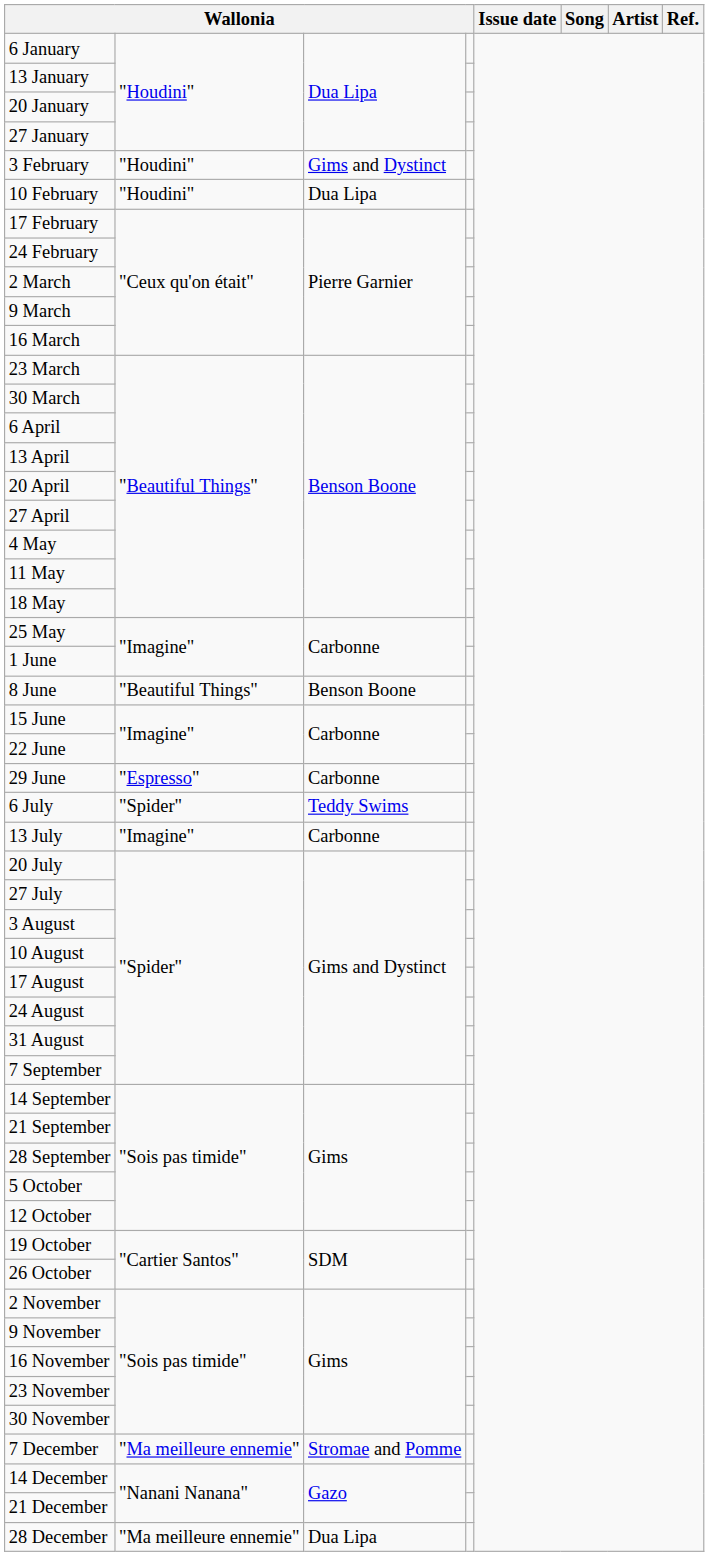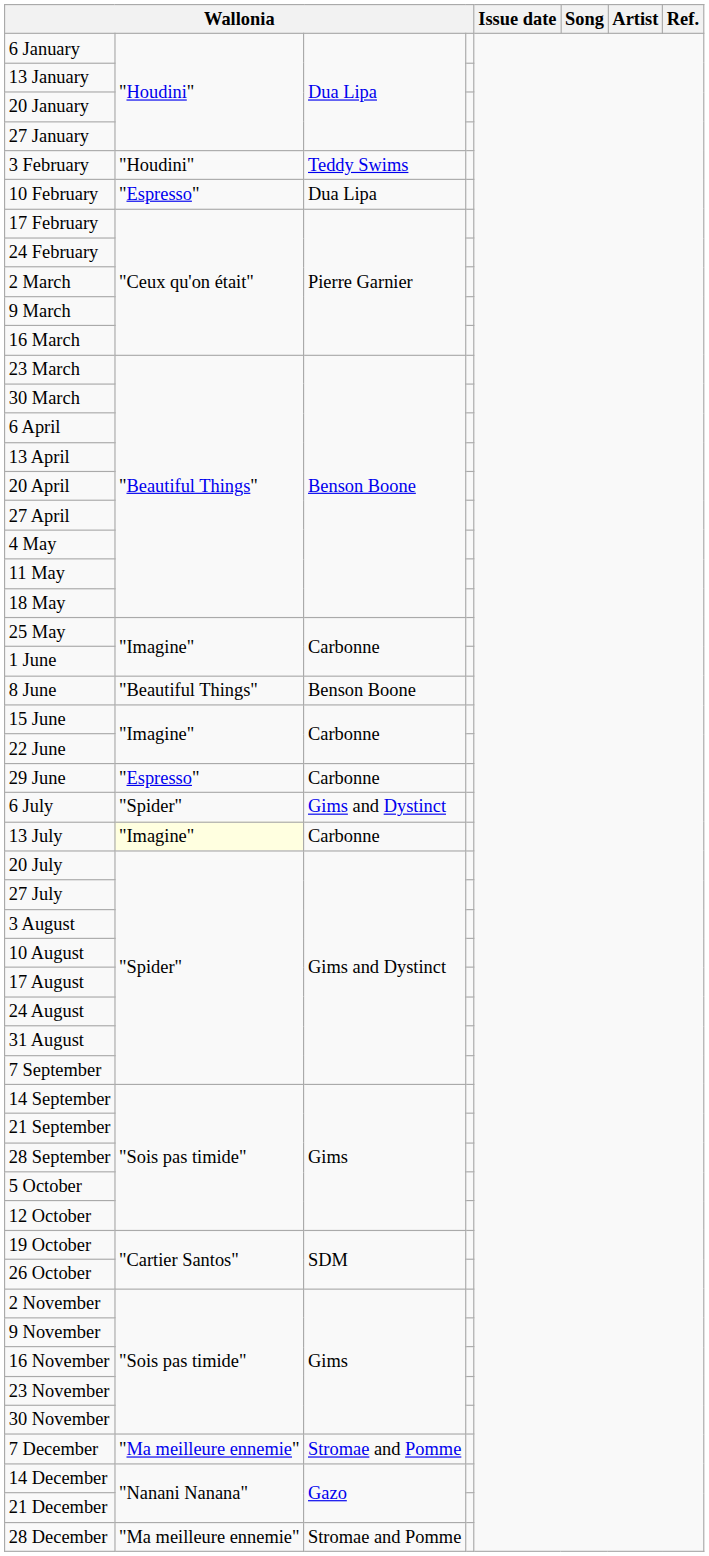(377, 164) Gims and Dystinct -> (358, 164) Teddy Swims
(157, 194) "Houdini" -> (159, 194) "Espresso"
(358, 806) Teddy Swims -> (377, 806) Gims and Dystinct
(157, 836) no background -> (157, 836) lightyellow background
(343, 1536) Dua Lipa -> (385, 1536) Stromae and Pomme
